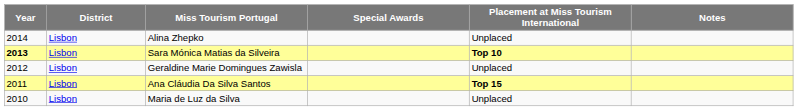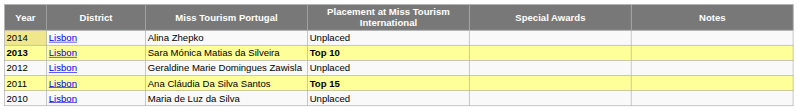columns swapped: (550, 17) <-> (388, 17)
(17, 38) no background -> (17, 38) khaki background
